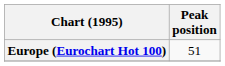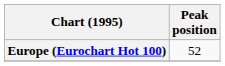(195, 50) 51 -> (195, 50) 52
